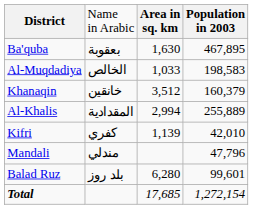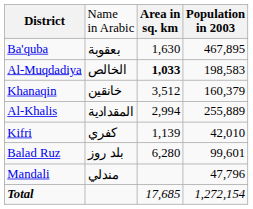(166, 70) normal -> (166, 70) bold
rows swapped: (34, 174) <-> (28, 153)
